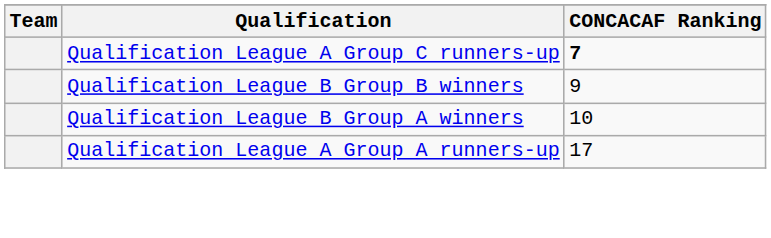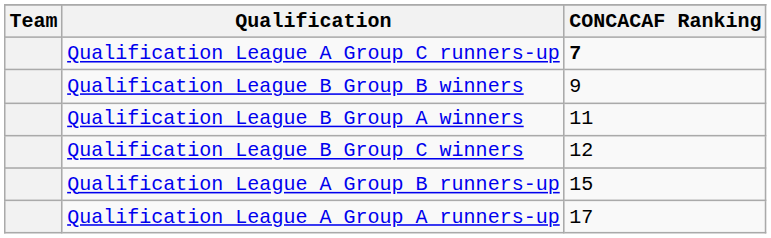(581, 119) 10 -> (581, 119) 11
+ row: (295, 152)
+ row: (313, 184)
